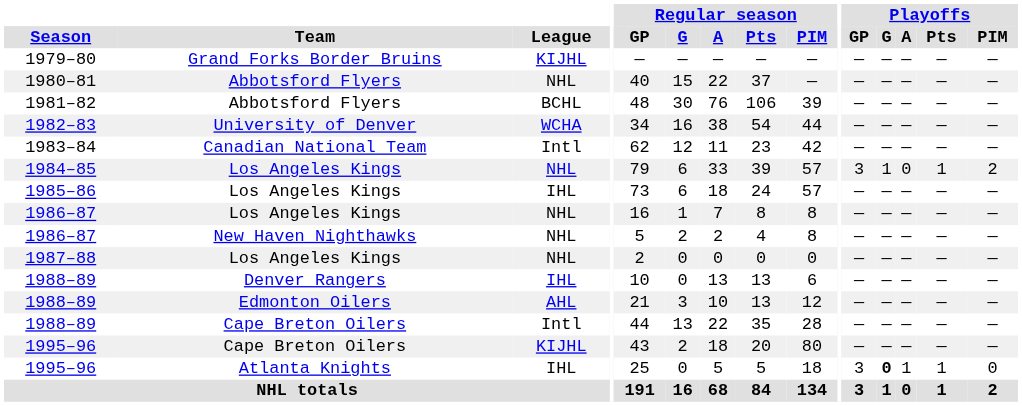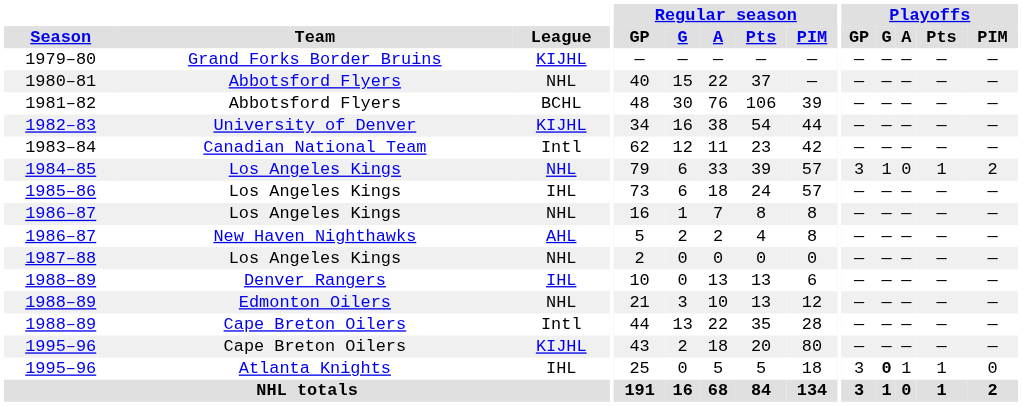(561, 126) WCHA -> (561, 126) KIJHL
(561, 236) NHL -> (561, 236) AHL
(561, 302) AHL -> (561, 302) NHL
